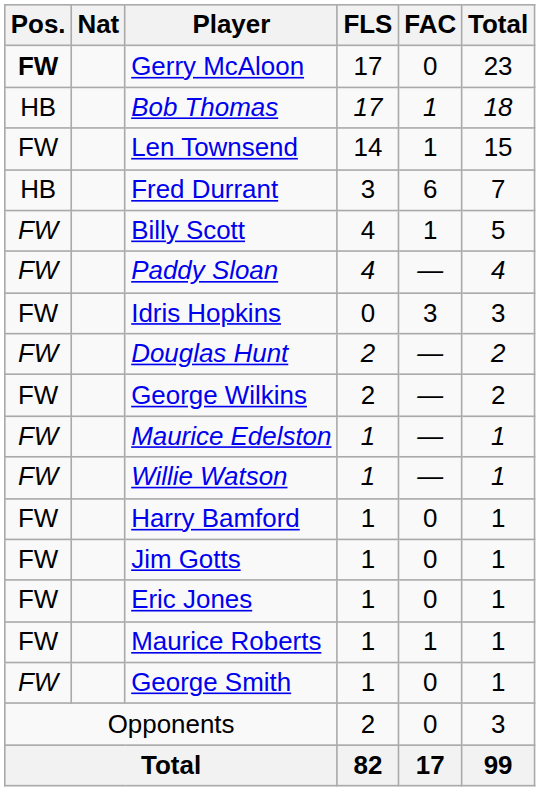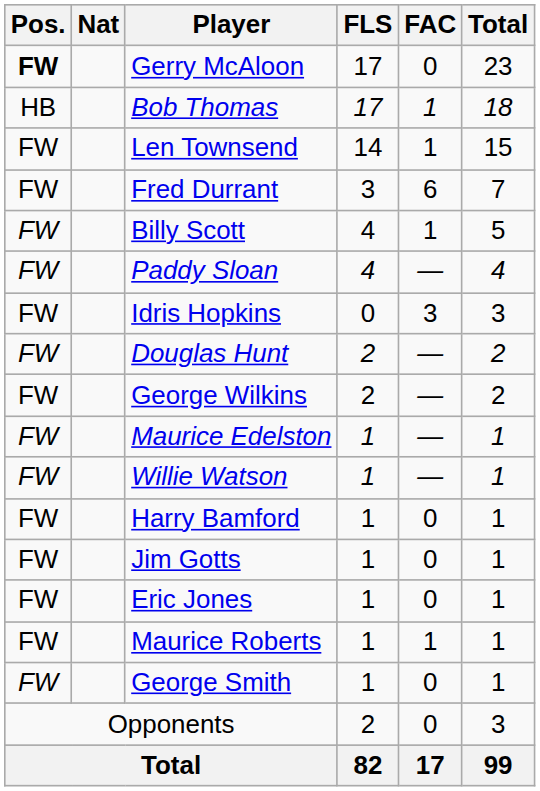(38, 189) HB -> (38, 189) FW
